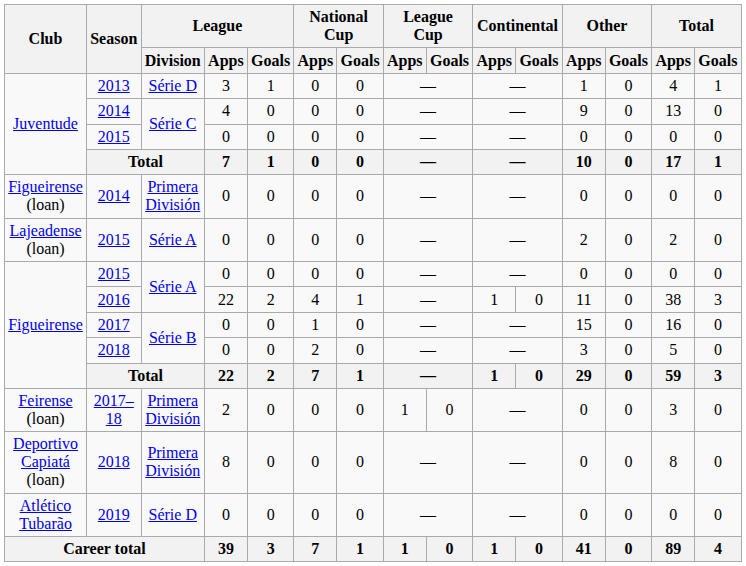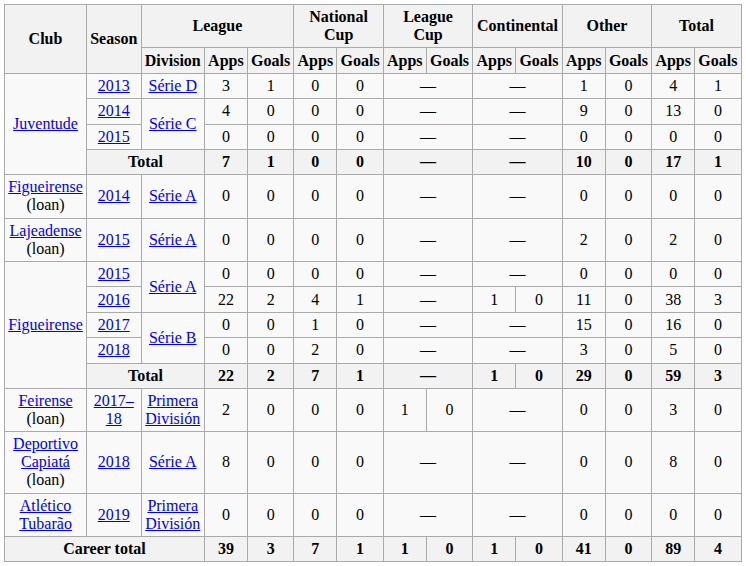(173, 196) Primera División -> (173, 196) Série A
(173, 462) Primera División -> (173, 462) Série A
(173, 514) Série D -> (173, 514) Primera División
